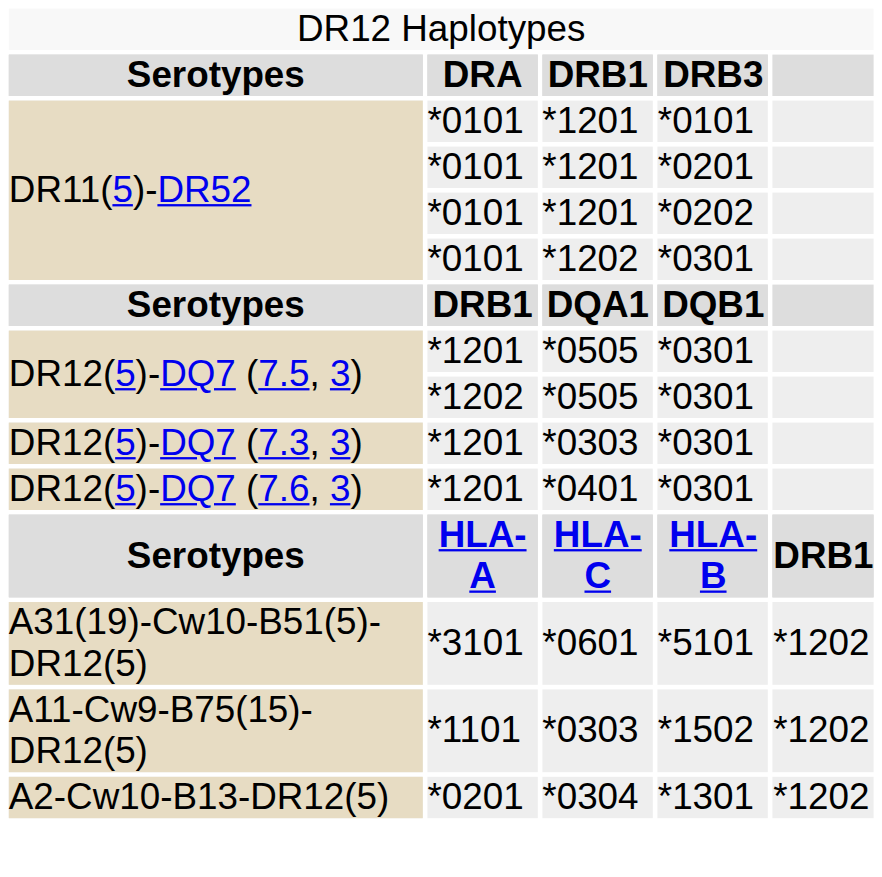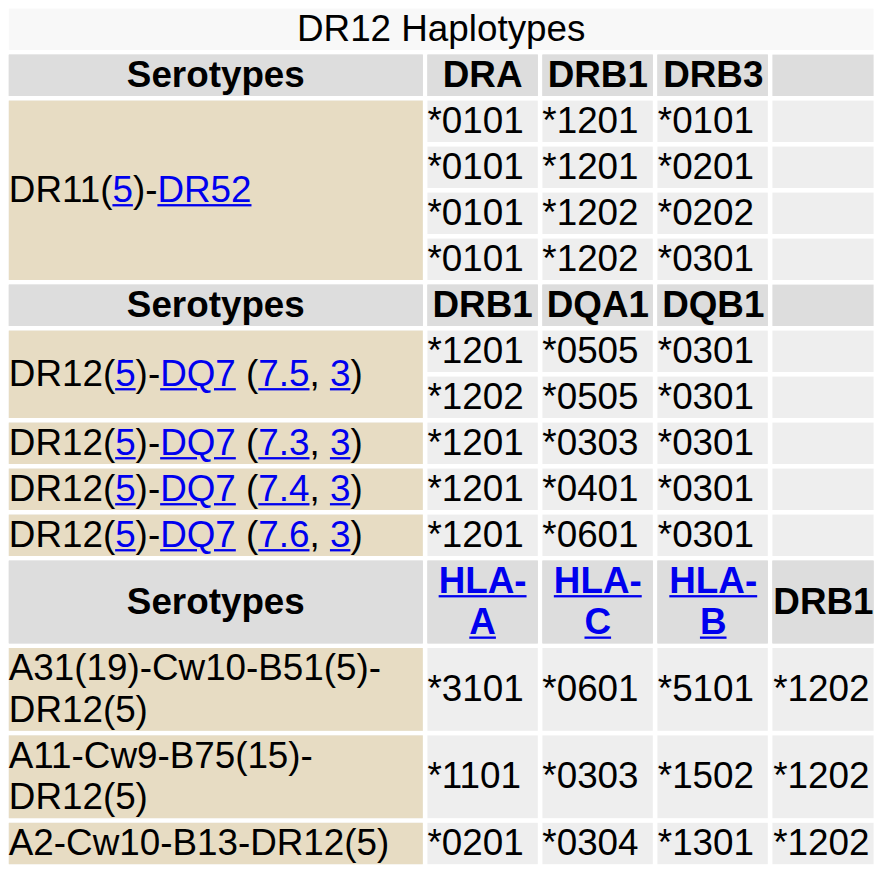(590, 212) *1201 -> (590, 212) *1202
+ row: (186, 488)
(590, 488) *0401 -> (590, 534) *0601
